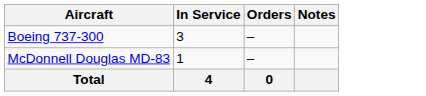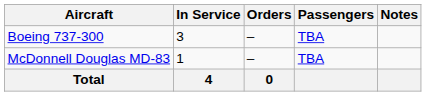+ column: (336, 15)
